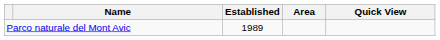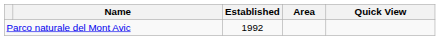(252, 27) 1989 -> (252, 27) 1992
